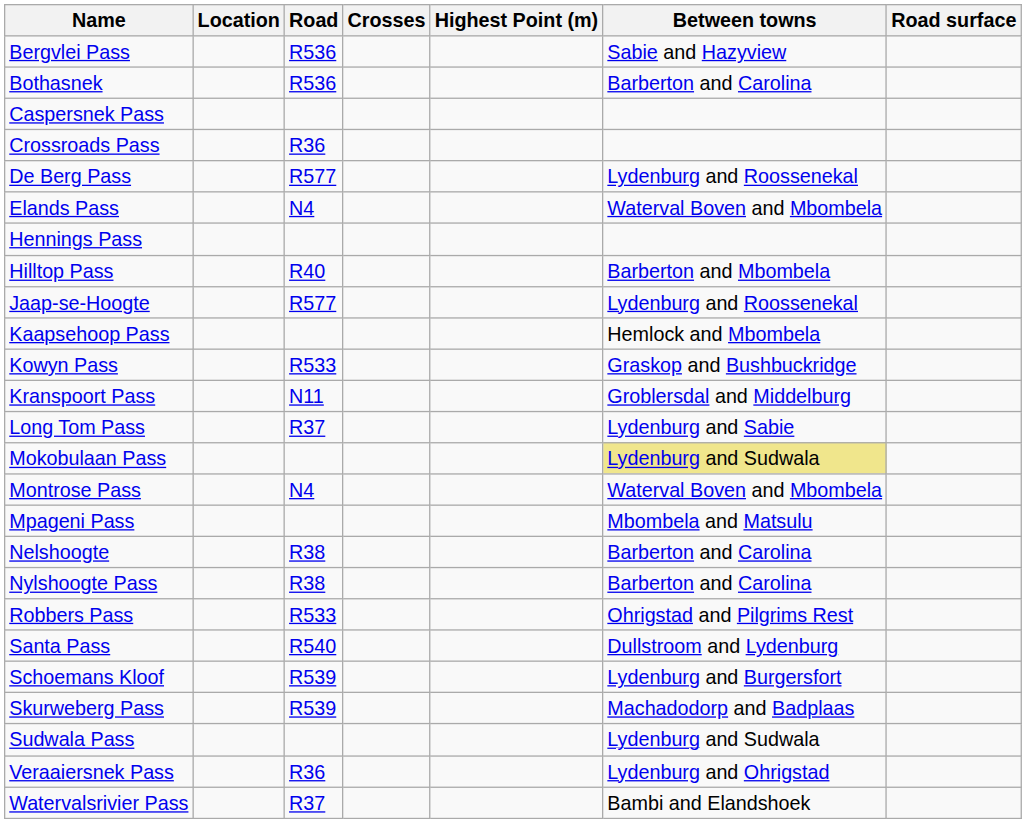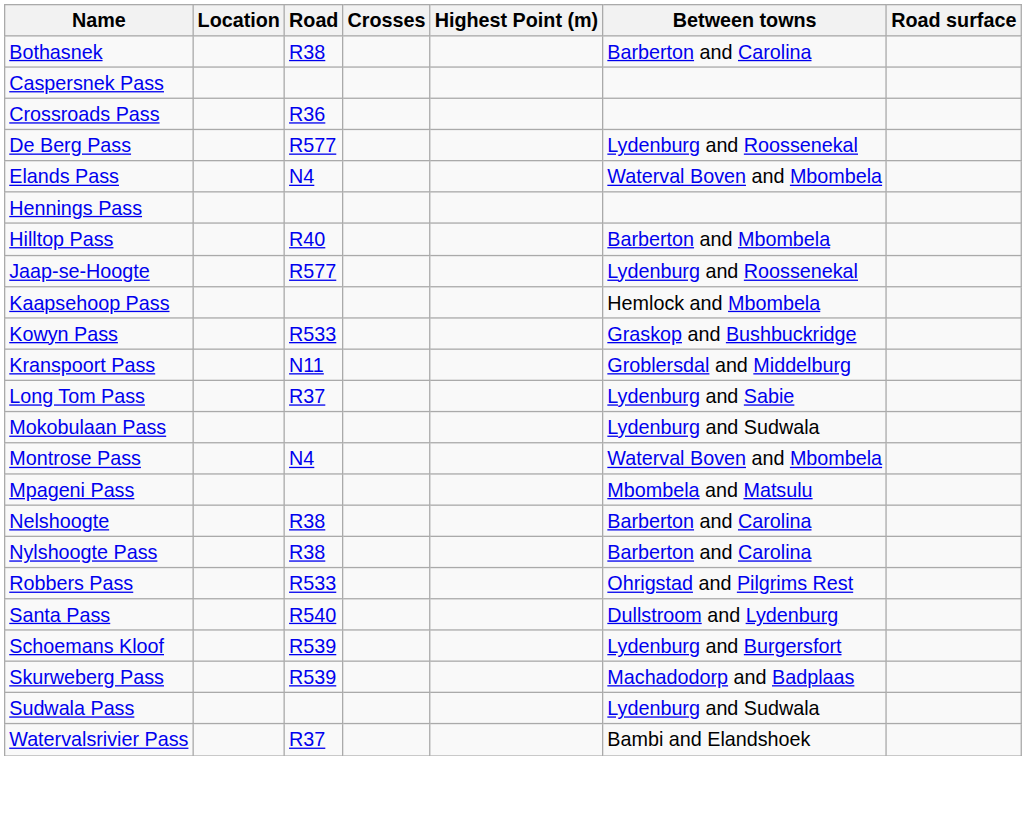- row: (70, 52)
(313, 83) R536 -> (307, 52) R38
(713, 458) khaki background -> (713, 427) no background
- row: (92, 771)
